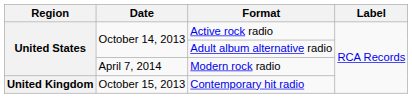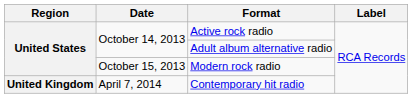(130, 66) April 7, 2014 -> (142, 66) October 15, 2013
(142, 84) October 15, 2013 -> (130, 84) April 7, 2014
